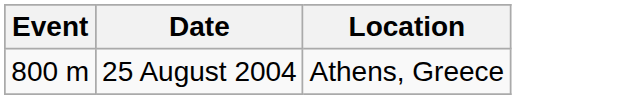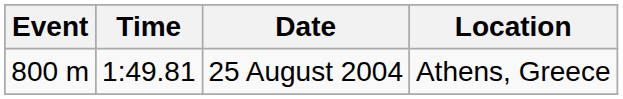+ column: (149, 26)
